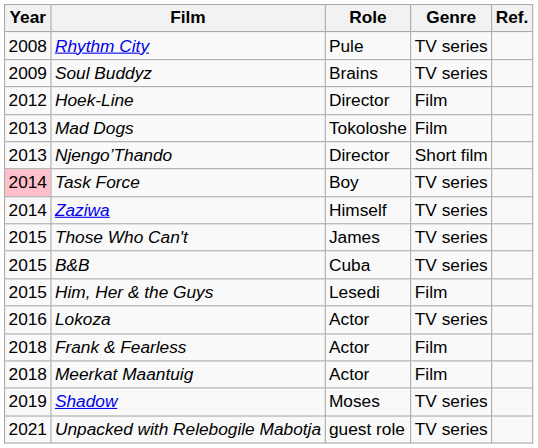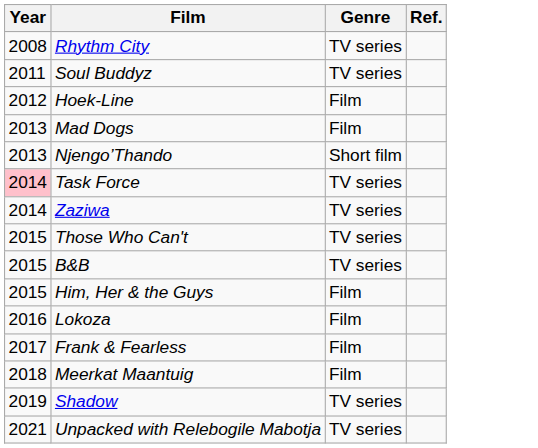- column: (368, 18)
(28, 73) 2009 -> (27, 73) 2011
(451, 319) TV series -> (345, 319) Film
(28, 347) 2018 -> (28, 347) 2017
